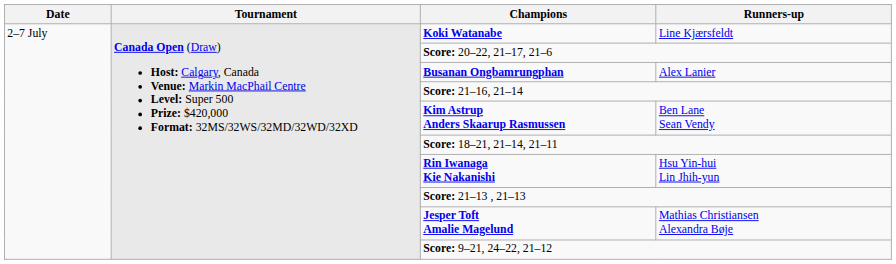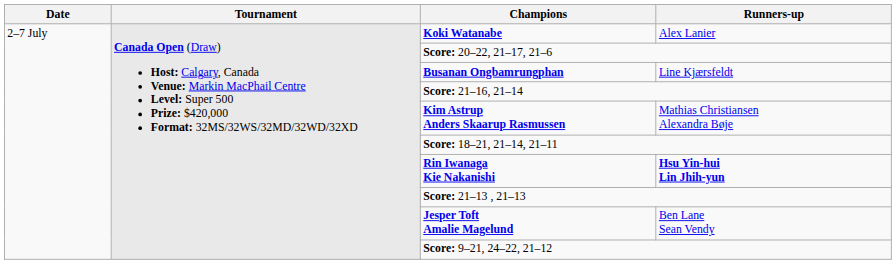(696, 33) Line Kjærsfeldt -> (687, 33) Alex Lanier
(687, 72) Alex Lanier -> (696, 72) Line Kjærsfeldt
(687, 117) Ben Lane Sean Vendy -> (709, 117) Mathias Christiansen Alexandra Bøje
(689, 170) normal -> (692, 170) bold
(709, 223) Mathias Christiansen Alexandra Bøje -> (687, 223) Ben Lane Sean Vendy
